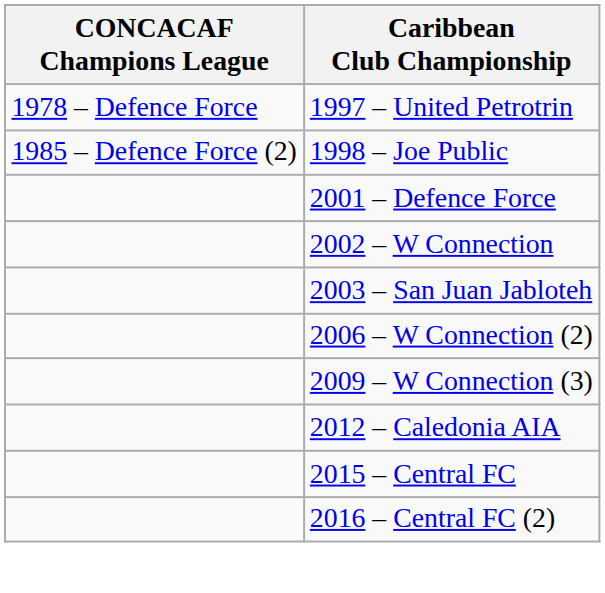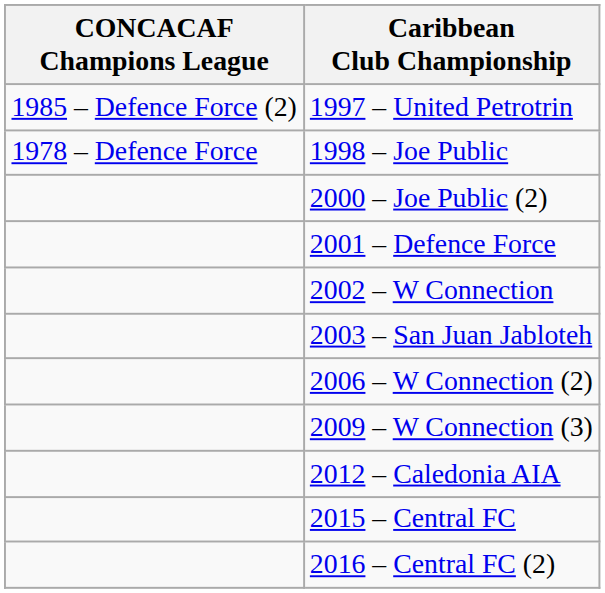(134, 106) 1978 – Defence Force -> (154, 106) 1985 – Defence Force (2)
(154, 152) 1985 – Defence Force (2) -> (134, 152) 1978 – Defence Force
+ row: (429, 198)
